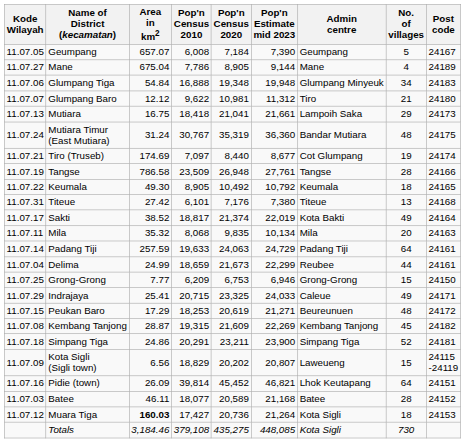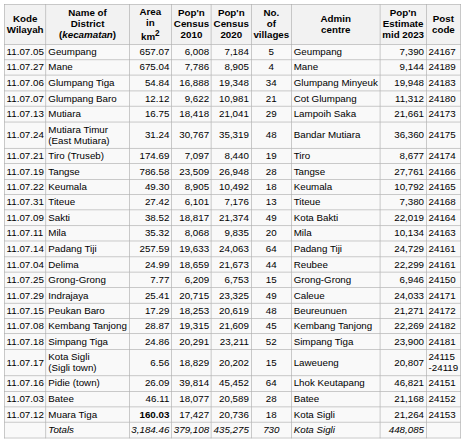columns swapped: (274, 24) <-> (406, 24)
(308, 98) Tiro -> (325, 98) Cot Glumpang
(331, 156) Cot Glumpang -> (302, 156) Tiro
(25, 218) 11.07.17 -> (25, 218) 11.07.09
(25, 362) 11.07.09 -> (25, 362) 11.07.17
